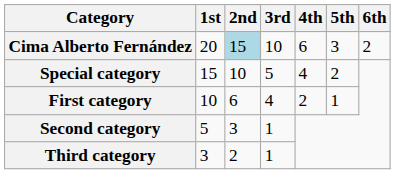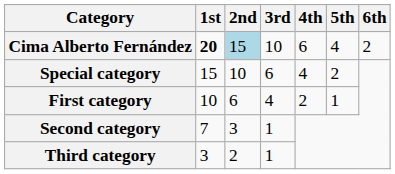(208, 45) normal -> (208, 45) bold
(335, 45) 3 -> (335, 45) 4
(269, 73) 5 -> (269, 73) 6
(204, 127) 5 -> (204, 127) 7
